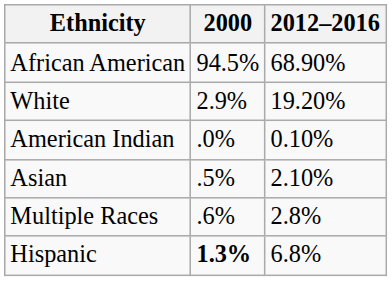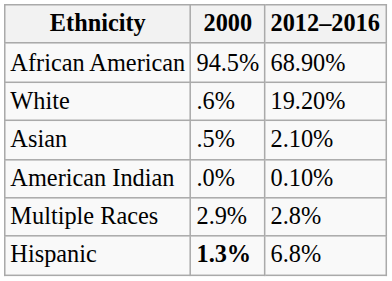(222, 100) 2.9% -> (216, 100) .6%
rows swapped: (39, 178) <-> (92, 139)
(216, 216) .6% -> (222, 216) 2.9%
